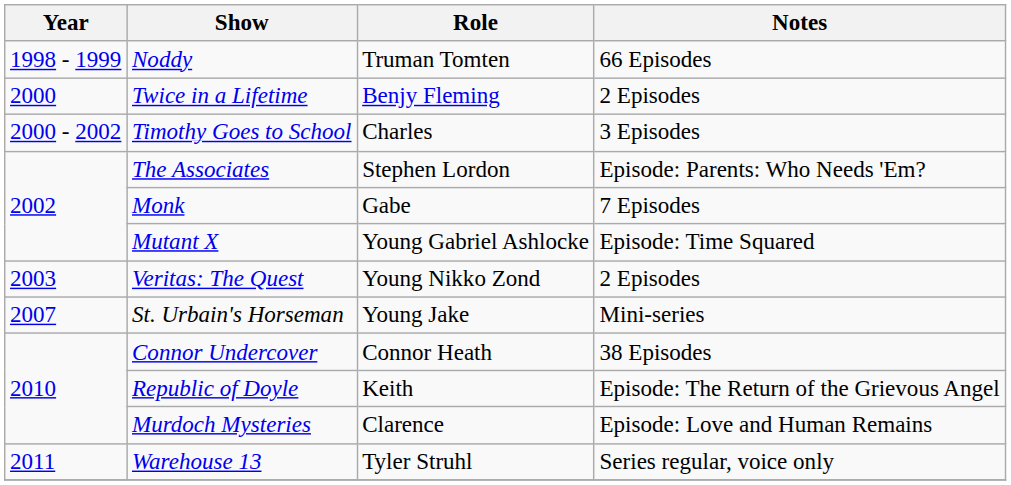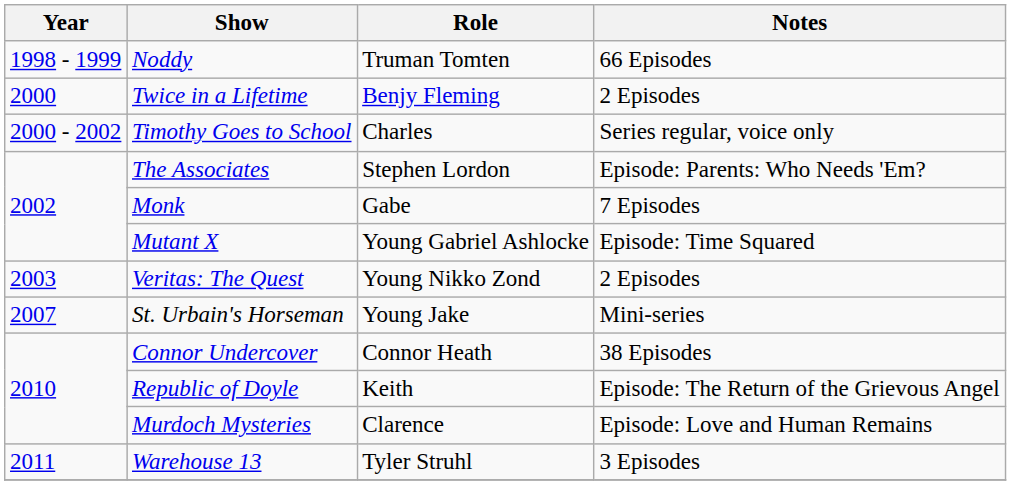(650, 132) 3 Episodes -> (717, 132) Series regular, voice only
(717, 461) Series regular, voice only -> (650, 461) 3 Episodes
